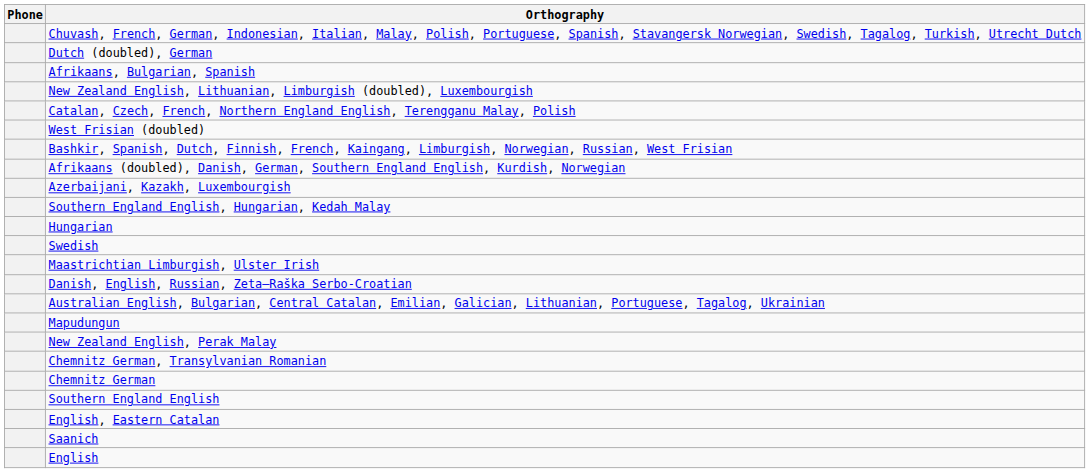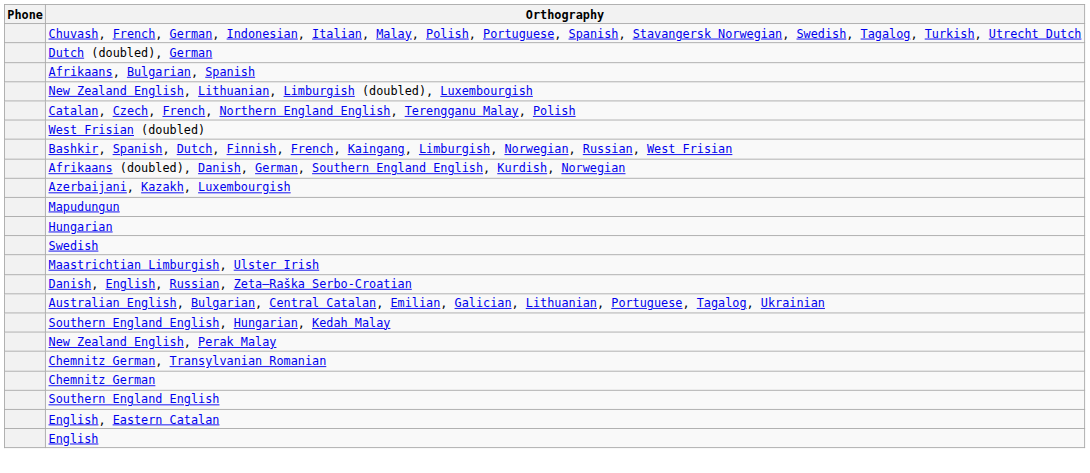rows swapped: (219, 207) <-> (84, 323)
- row: (73, 438)
